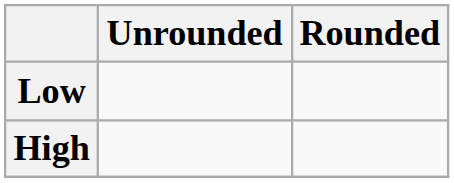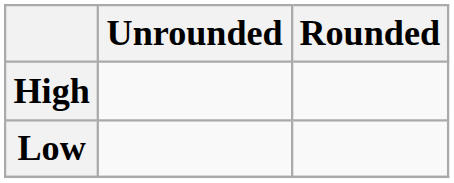rows swapped: (52, 147) <-> (52, 90)
